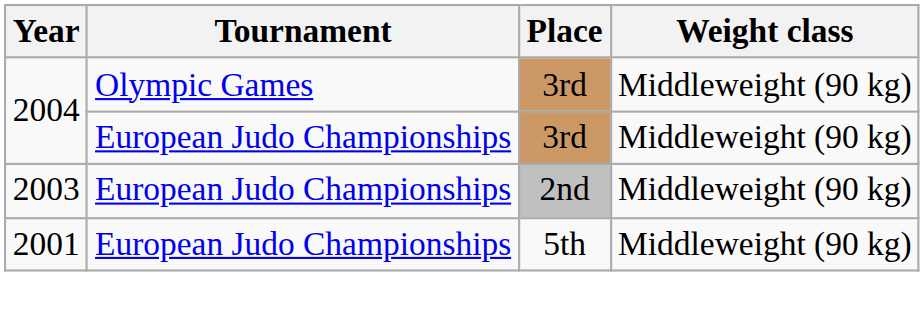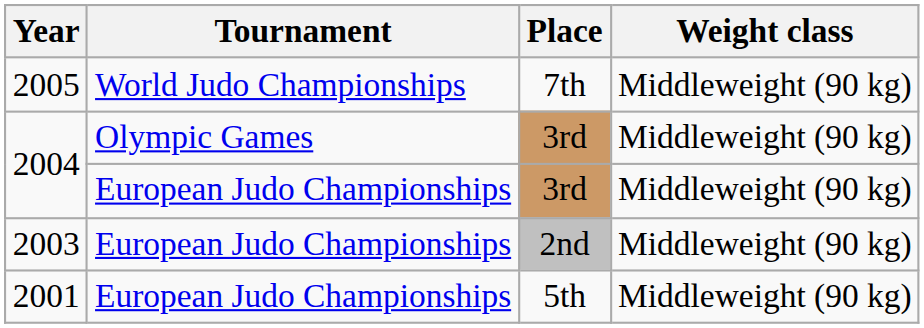+ row: (46, 84)
